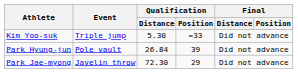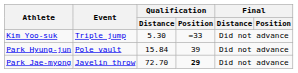(157, 49) 26.84 -> (157, 49) 15.84
(157, 62) 72.30 -> (157, 62) 72.70
(196, 62) normal -> (196, 62) bold
